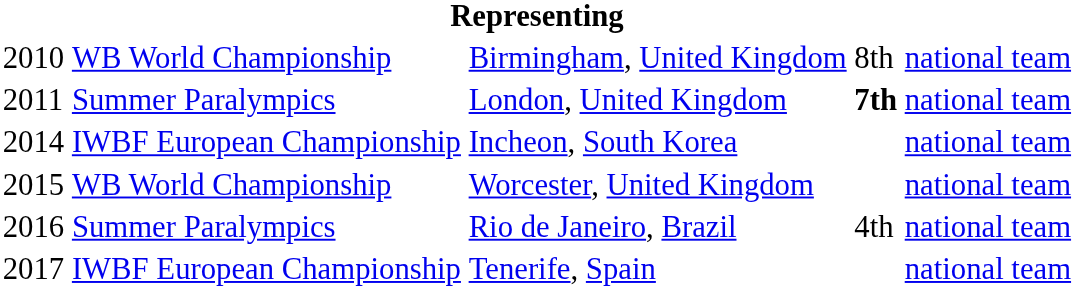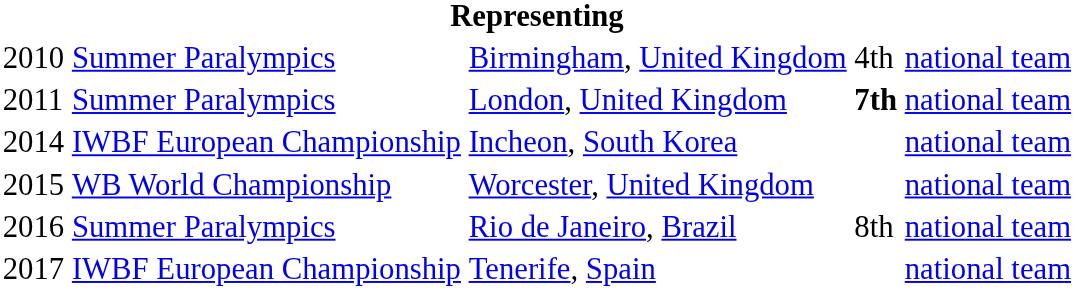(232, 57) WB World Championship -> (204, 57) Summer Paralympics
(874, 57) 8th -> (874, 57) 4th
(874, 226) 4th -> (874, 226) 8th
